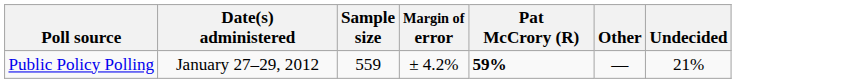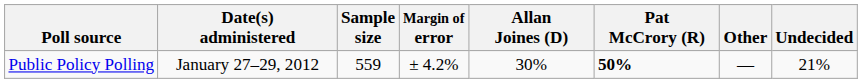+ column: (531, 27)
(490, 64) 59% -> (615, 64) 50%
